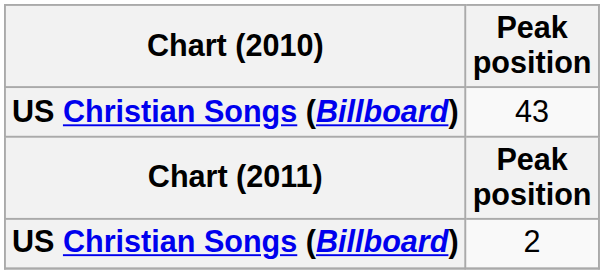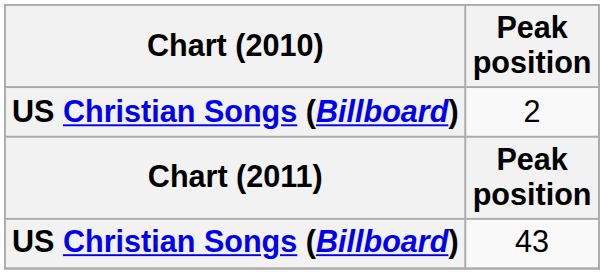rows swapped: (532, 111) <-> (532, 242)
